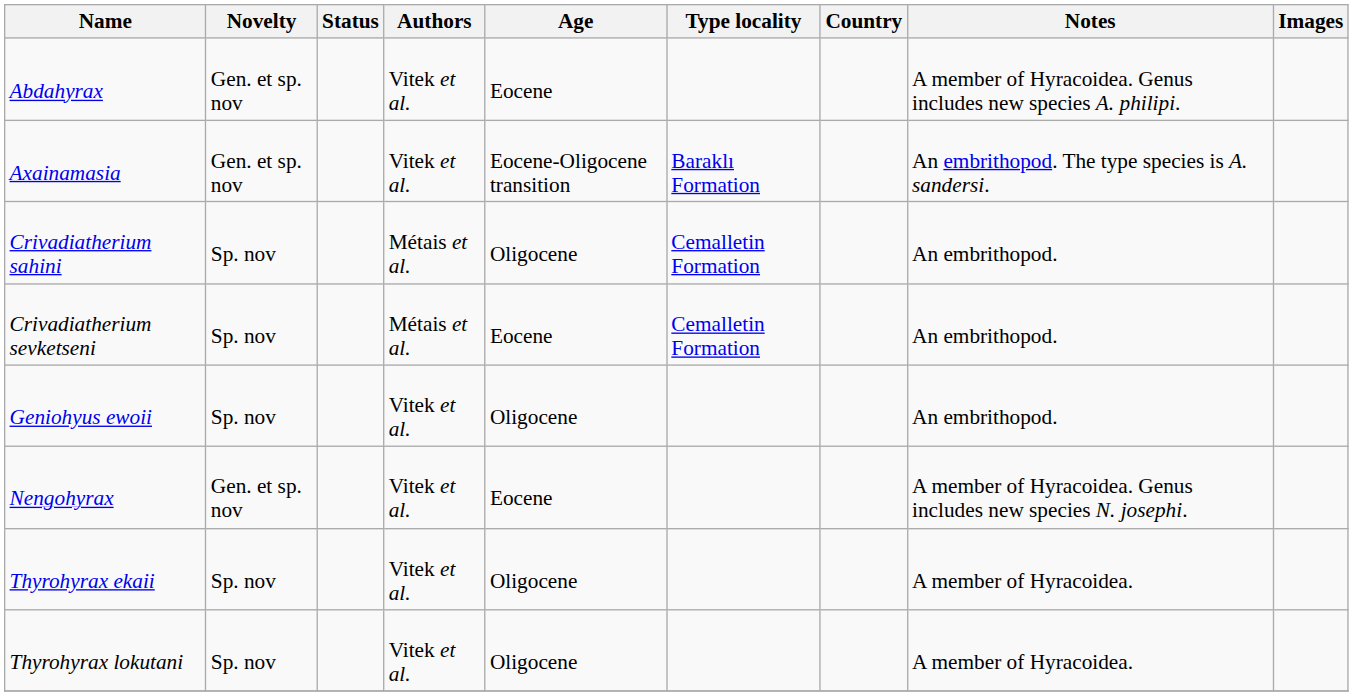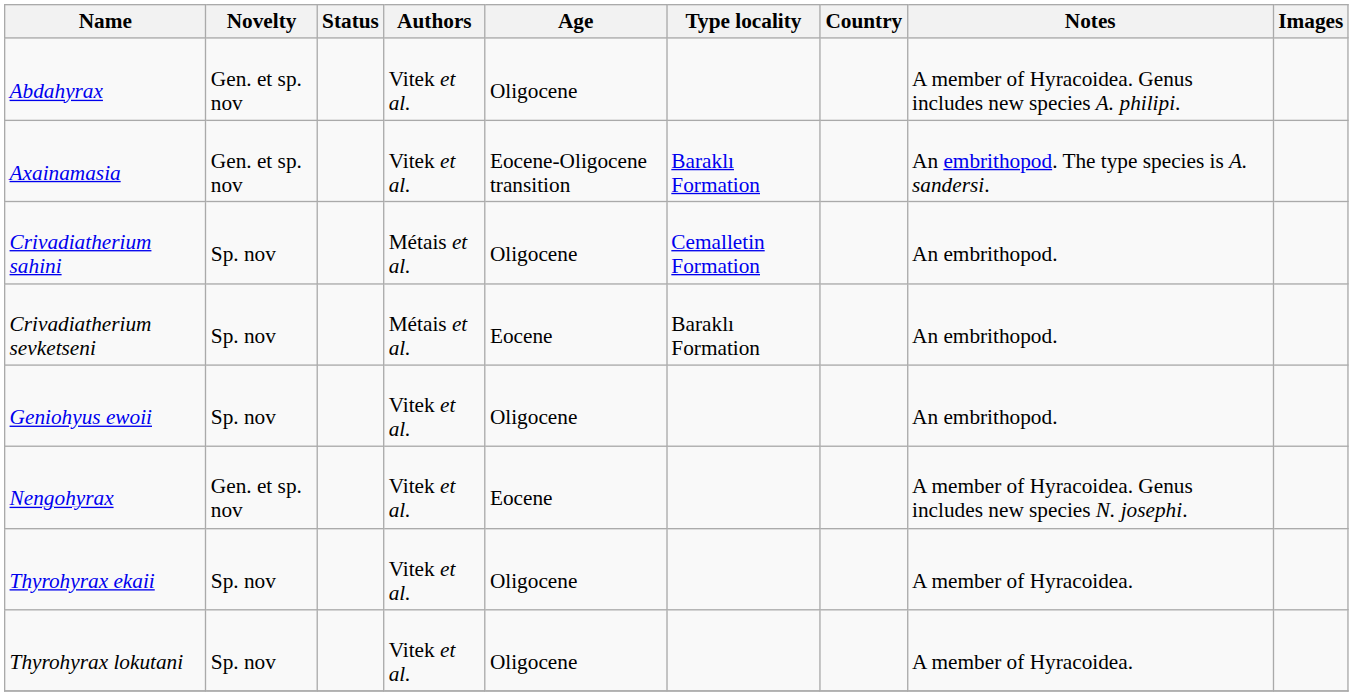(521, 91) Eocene -> (534, 91) Oligocene
(718, 335) Cemalletin Formation -> (716, 335) Baraklı Formation
